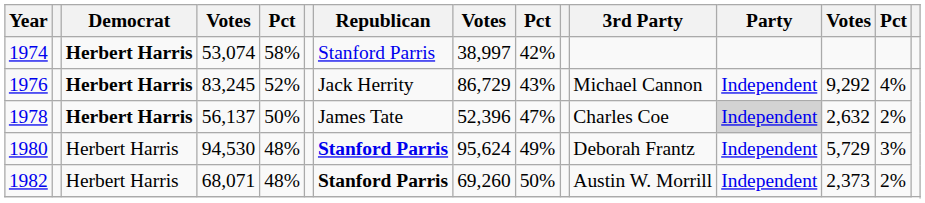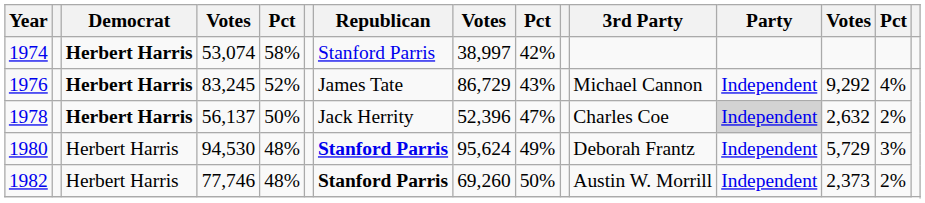(366, 84) Jack Herrity -> (361, 84) James Tate
(361, 116) James Tate -> (366, 116) Jack Herrity
(228, 180) 68,071 -> (228, 180) 77,746
